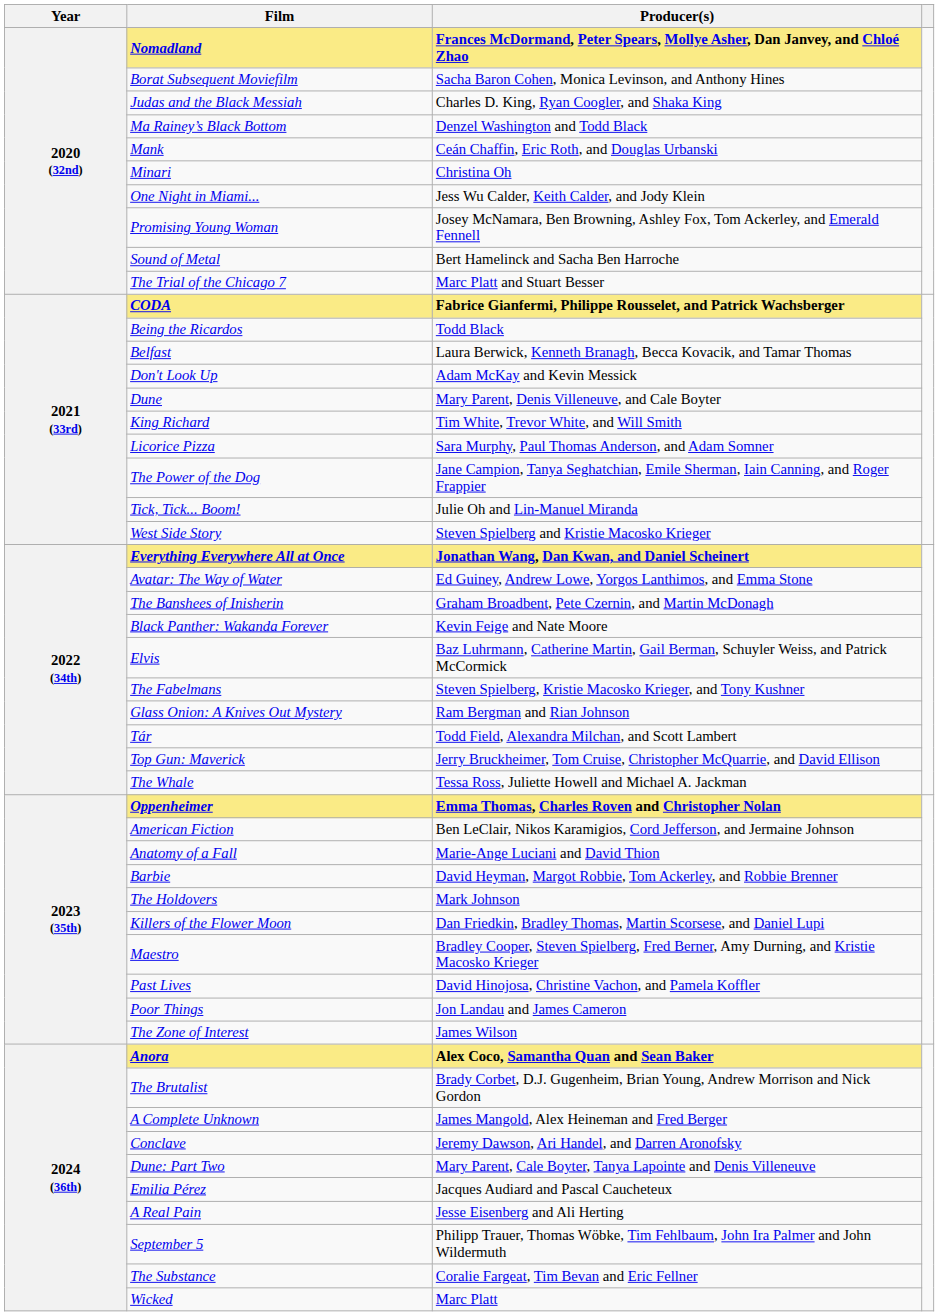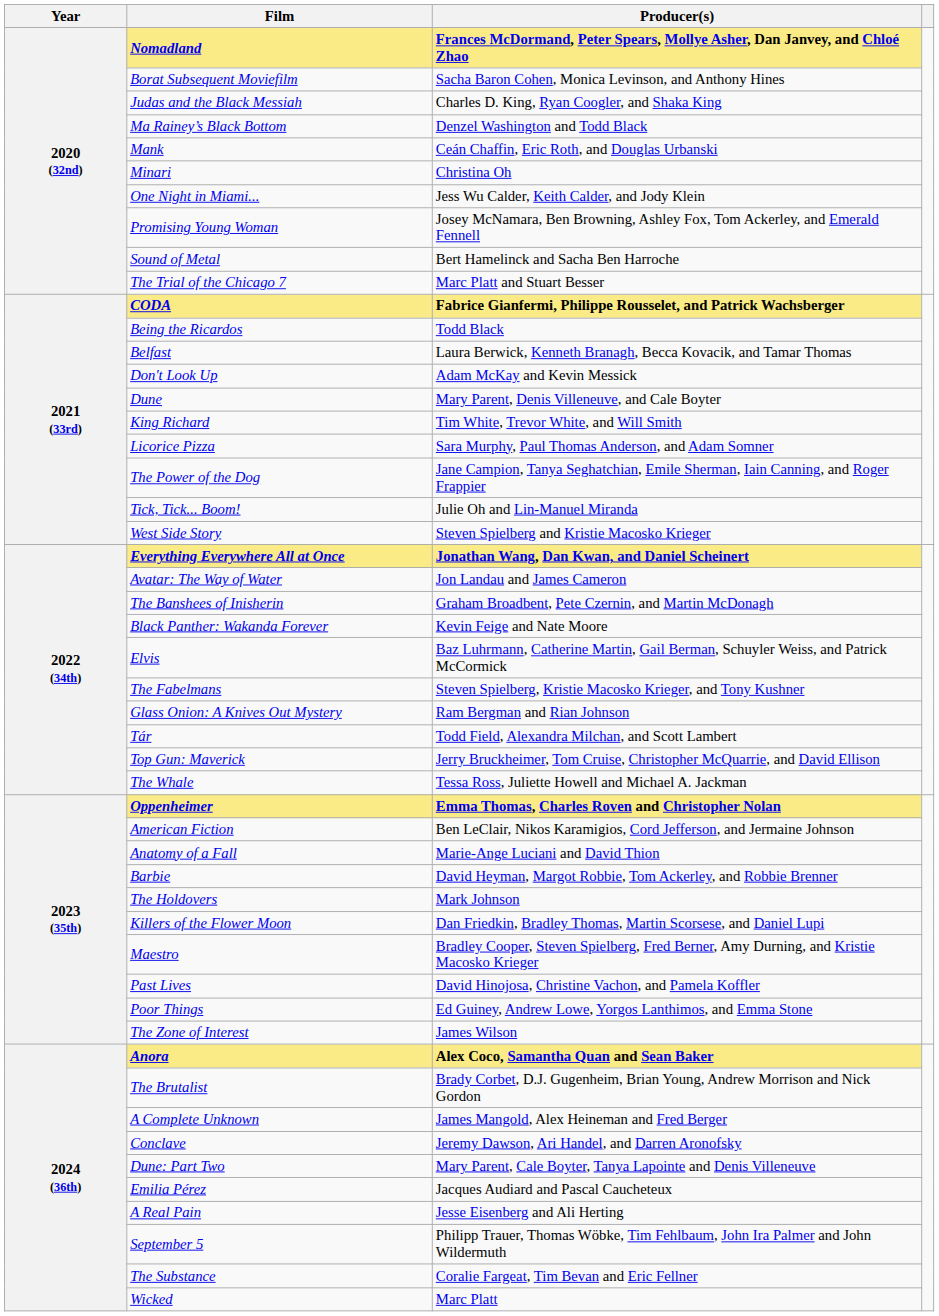(624, 579) Ed Guiney, Andrew Lowe, Yorgos Lanthimos, and Emma Stone -> (531, 579) Jon Landau and James Cameron
(531, 1009) Jon Landau and James Cameron -> (624, 1009) Ed Guiney, Andrew Lowe, Yorgos Lanthimos, and Emma Stone
